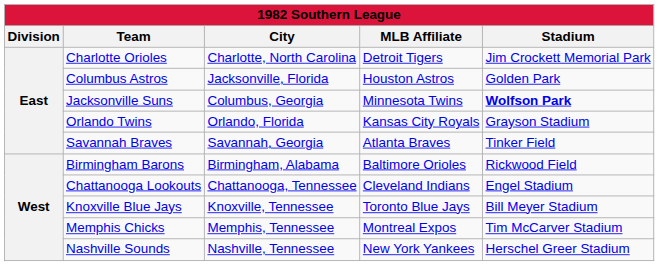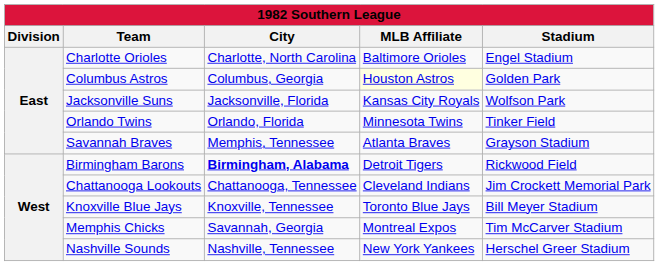(403, 57) Detroit Tigers -> (414, 57) Baltimore Orioles
(568, 57) Jim Crockett Memorial Park -> (529, 57) Engel Stadium
(268, 79) Jacksonville, Florida -> (265, 79) Columbus, Georgia
(408, 79) no background -> (408, 79) lightyellow background
(265, 100) Columbus, Georgia -> (268, 100) Jacksonville, Florida
(413, 100) Minnesota Twins -> (421, 100) Kansas City Royals
(528, 100) bold -> (525, 100) normal
(421, 121) Kansas City Royals -> (413, 121) Minnesota Twins
(537, 121) Grayson Stadium -> (520, 121) Tinker Field
(265, 143) Savannah, Georgia -> (271, 143) Memphis, Tennessee
(520, 143) Tinker Field -> (537, 143) Grayson Stadium
(273, 164) normal -> (278, 164) bold
(414, 164) Baltimore Orioles -> (403, 164) Detroit Tigers
(529, 185) Engel Stadium -> (568, 185) Jim Crockett Memorial Park
(271, 228) Memphis, Tennessee -> (265, 228) Savannah, Georgia
